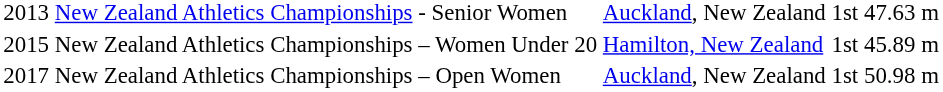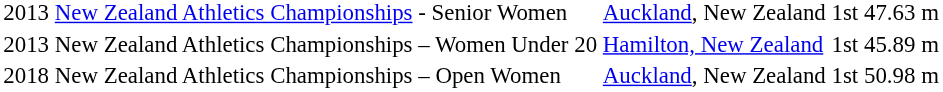(26, 44) 2015 -> (26, 44) 2013
(26, 75) 2017 -> (26, 75) 2018
